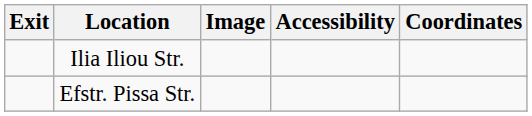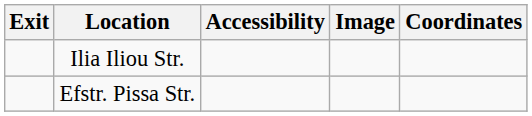columns swapped: (235, 22) <-> (335, 22)
